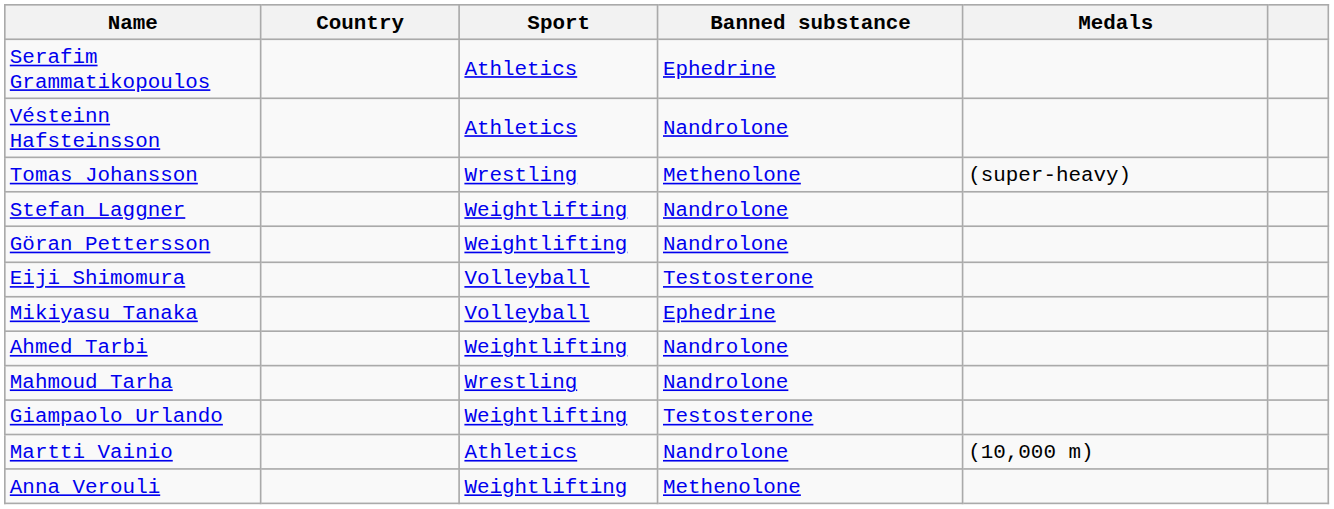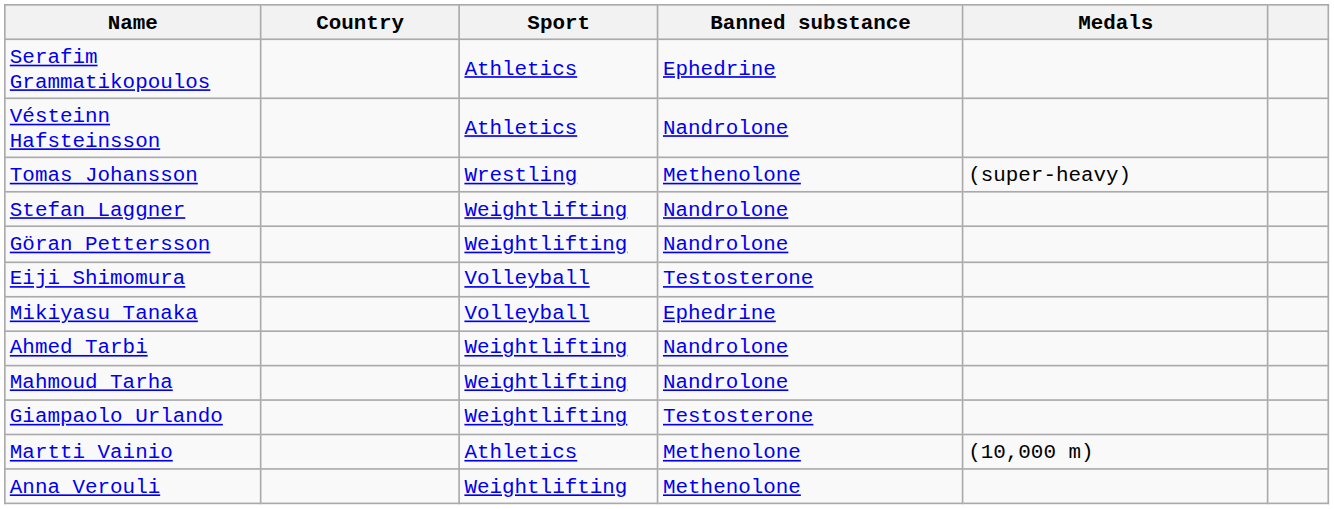(521, 382) Wrestling -> (546, 382) Weightlifting
(726, 452) Nandrolone -> (732, 452) Methenolone
